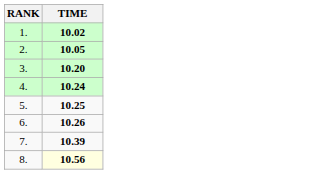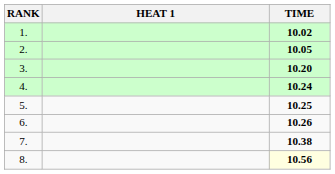+ column: (156, 14)
(73, 142) 10.39 -> (299, 142) 10.38
